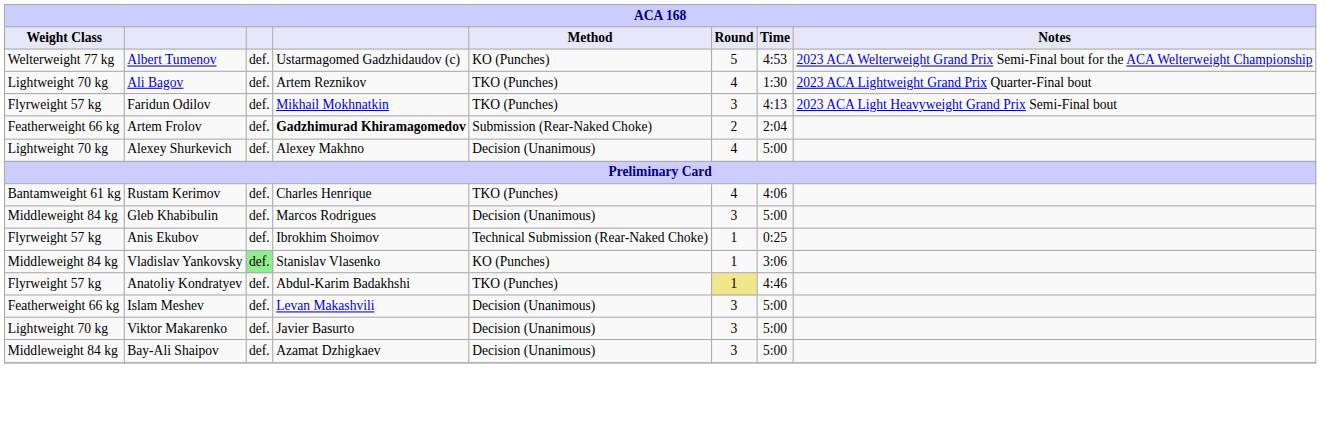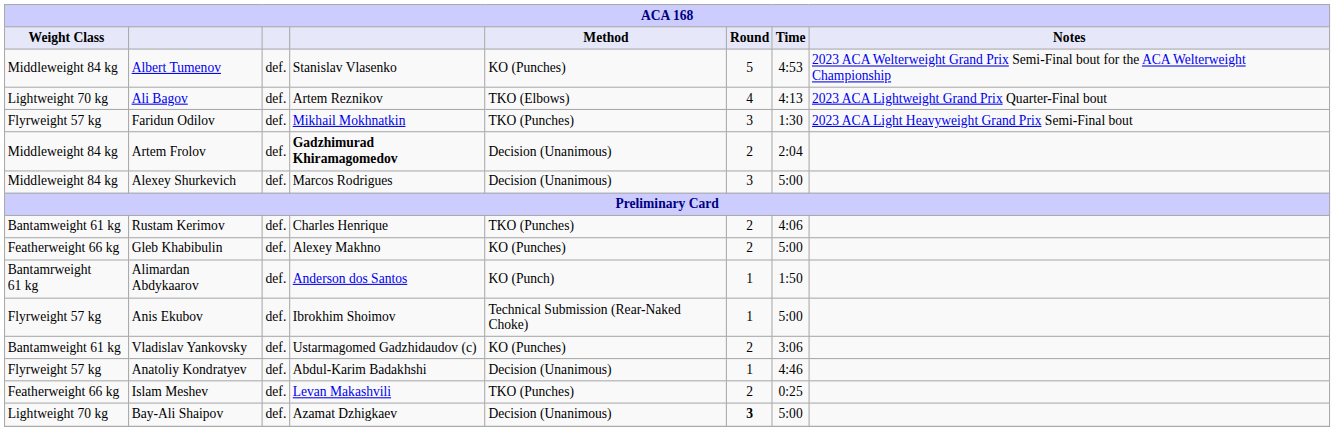(61, 60) Welterweight 77 kg -> (63, 68) Middleweight 84 kg
(368, 60) Ustarmagomed Gadzhidaudov (c) -> (345, 68) Stanislav Vlasenko
(515, 82) TKO (Punches) -> (529, 98) TKO (Elbows)
(775, 82) 1:30 -> (791, 98) 4:13
(775, 104) 4:13 -> (791, 120) 1:30
(64, 127) Featherweight 66 kg -> (63, 151) Middleweight 84 kg
(562, 127) Submission (Rear-Naked Choke) -> (550, 151) Decision (Unanimous)
(58, 149) Lightweight 70 kg -> (63, 181) Middleweight 84 kg
(320, 149) Alexey Makhno -> (343, 181) Marcos Rodrigues
(734, 149) 4 -> (750, 181) 3
(734, 194) 4 -> (750, 226) 2
(63, 216) Middleweight 84 kg -> (64, 248) Featherweight 66 kg
(326, 216) Marcos Rodrigues -> (337, 248) Alexey Makhno
(534, 216) Decision (Unanimous) -> (527, 248) KO (Punches)
(734, 216) 3 -> (750, 248) 2
+ row: (165, 278)
(775, 239) 0:25 -> (791, 317) 5:00
(63, 261) Middleweight 84 kg -> (64, 347) Bantamweight 61 kg
(259, 261) lightgreen background -> (276, 347) no background
(328, 261) Stanislav Vlasenko -> (385, 347) Ustarmagomed Gadzhidaudov (c)
(734, 261) 1 -> (750, 347) 2
(515, 283) TKO (Punches) -> (550, 369) Decision (Unanimous)
(734, 283) khaki background -> (750, 369) no background
(534, 306) Decision (Unanimous) -> (531, 392) TKO (Punches)
(734, 306) 3 -> (750, 392) 2
(775, 306) 5:00 -> (791, 392) 0:25
- row: (177, 328)
(63, 350) Middleweight 84 kg -> (58, 414) Lightweight 70 kg
(734, 350) normal -> (750, 414) bold
